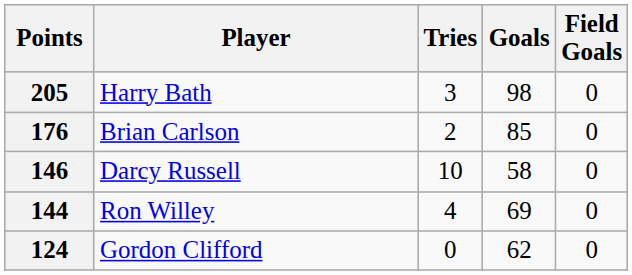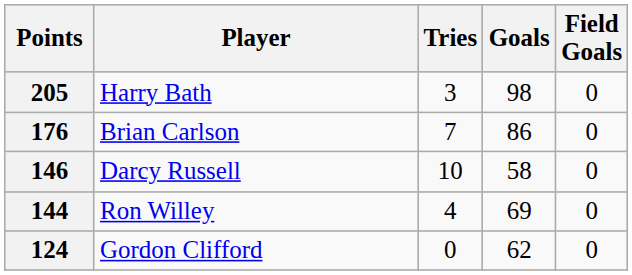(450, 131) 2 -> (450, 131) 7
(519, 131) 85 -> (519, 131) 86
